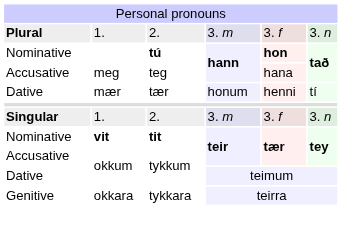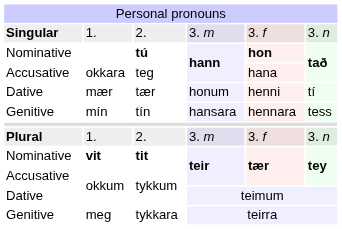rows swapped: (32, 117) <-> (24, 33)
(107, 72) meg -> (105, 72) okkara
+ row: (30, 112)
(114, 195) okkara -> (98, 215) meg
